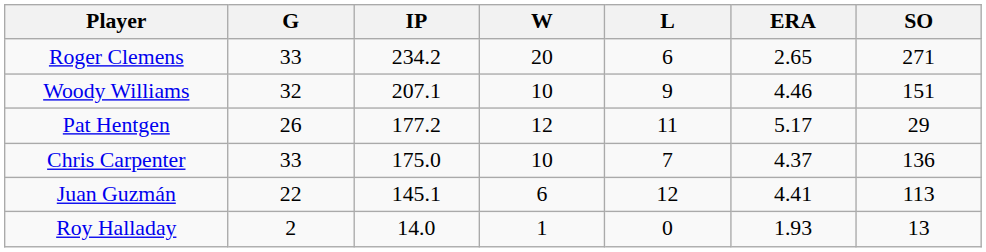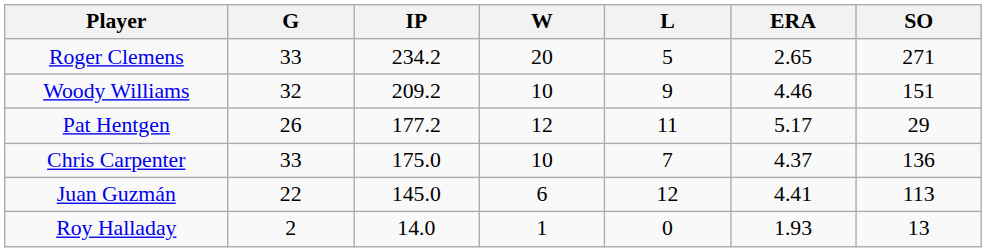(667, 56) 6 -> (667, 56) 5
(416, 90) 207.1 -> (416, 90) 209.2
(416, 194) 145.1 -> (416, 194) 145.0
